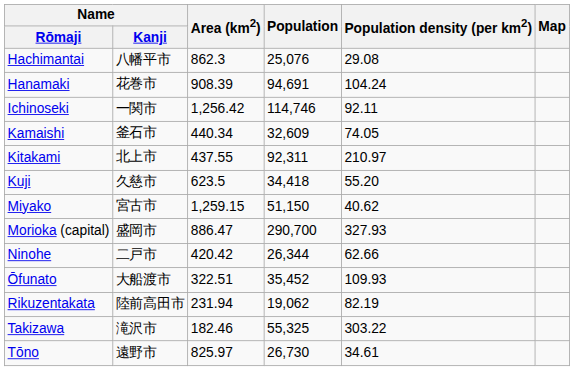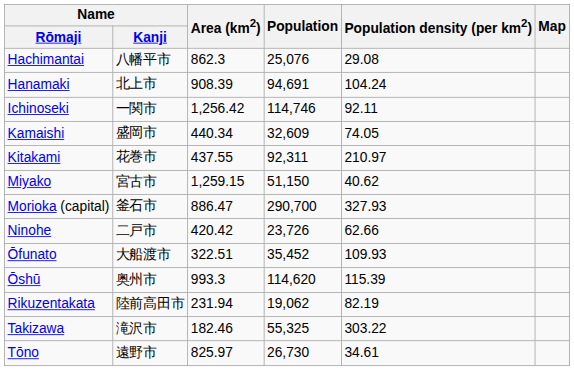(136, 84) 花巻市 -> (136, 84) 北上市
(136, 133) 釜石市 -> (136, 133) 盛岡市
(136, 157) 北上市 -> (136, 157) 花巻市
- row: (19, 182)
(136, 230) 盛岡市 -> (136, 206) 釜石市
(288, 255) 26,344 -> (288, 231) 23,726
+ row: (24, 279)
